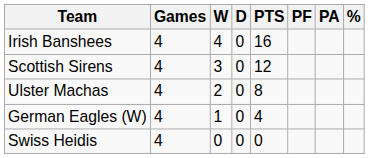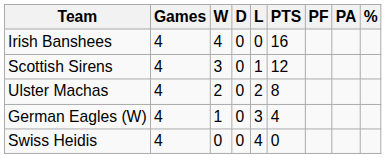+ column: (259, 16)
